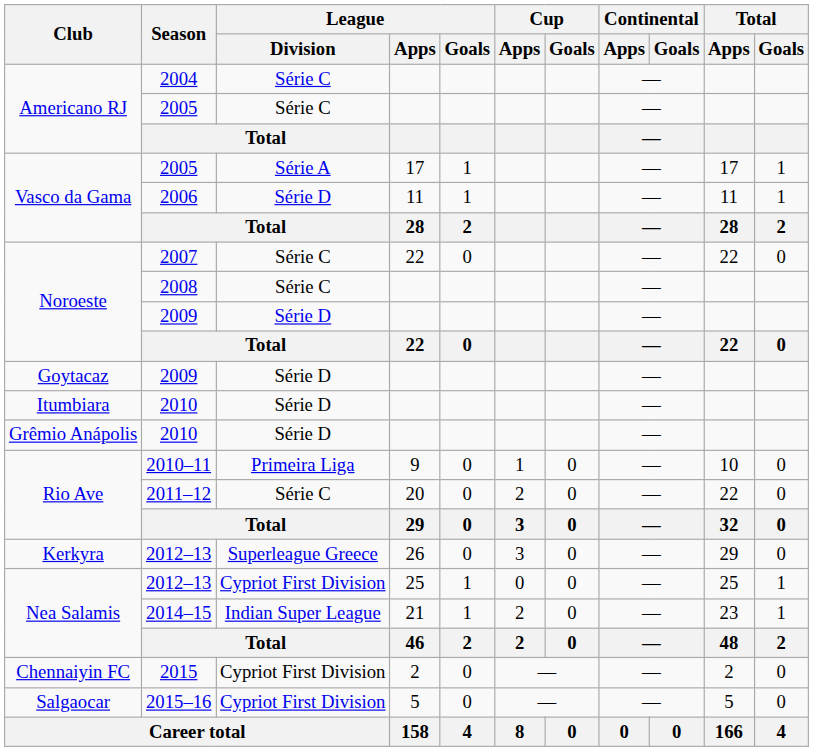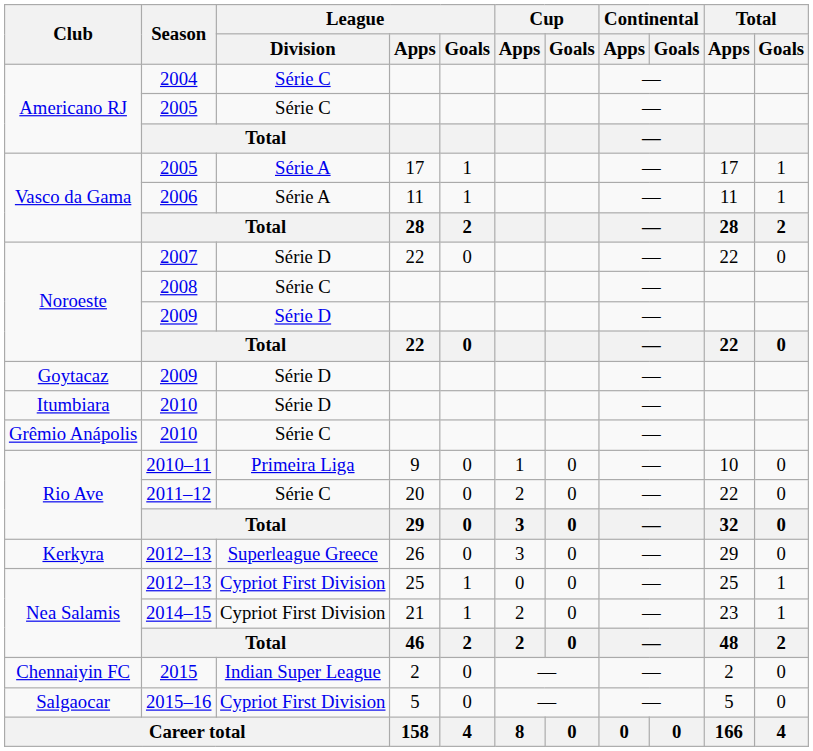(303, 197) Série D -> (303, 197) Série A
(303, 256) Série C -> (303, 256) Série D
(303, 434) Série D -> (303, 434) Série C
(303, 613) Indian Super League -> (303, 613) Cypriot First Division
(303, 672) Cypriot First Division -> (303, 672) Indian Super League
